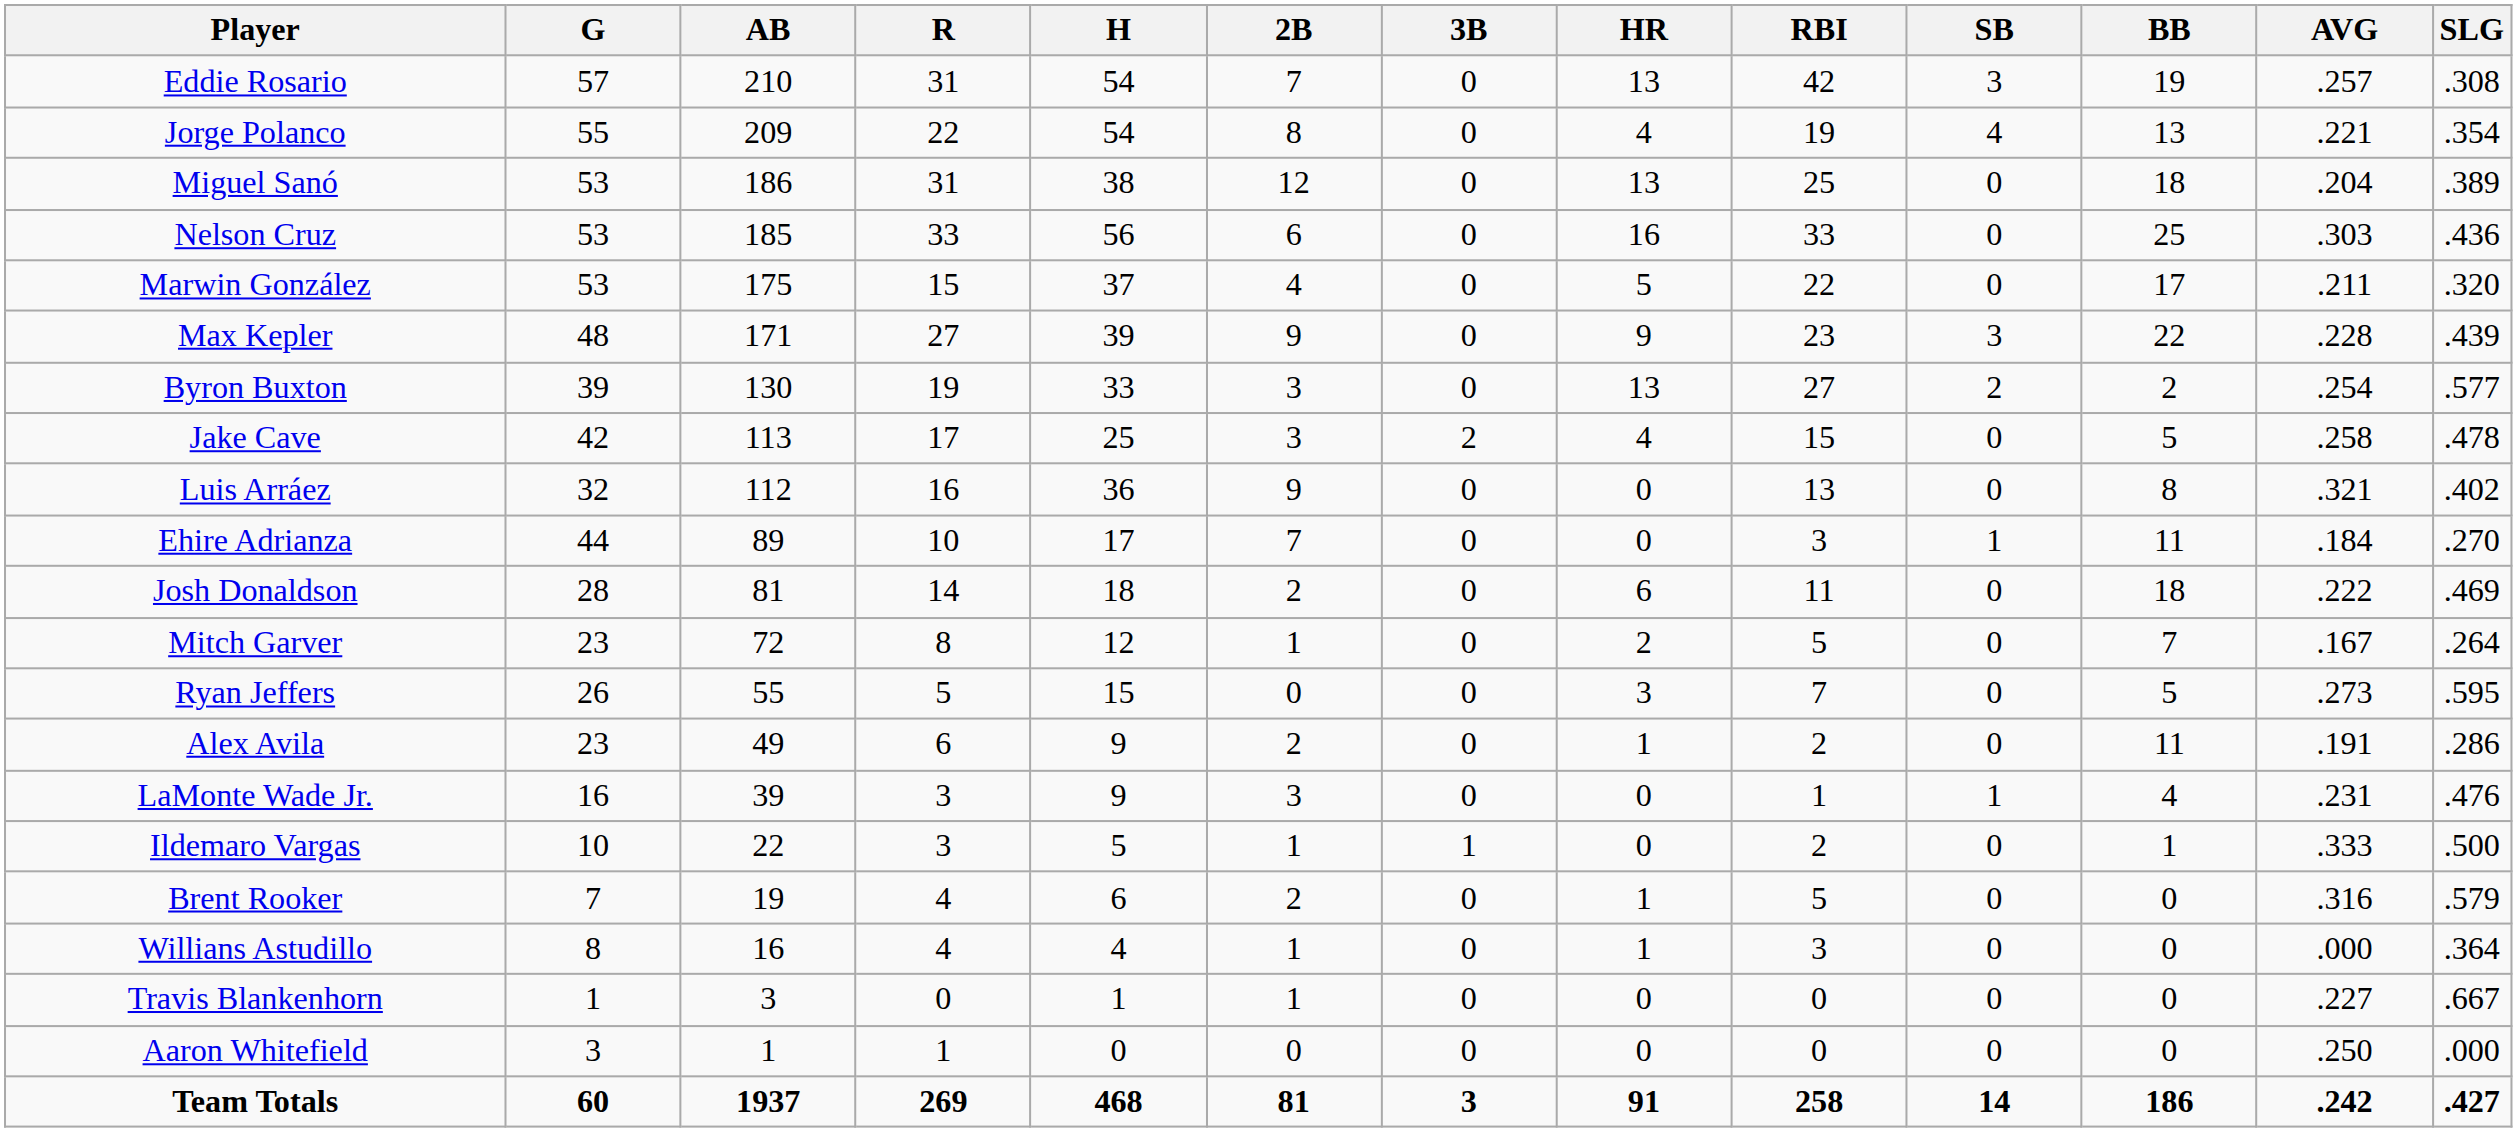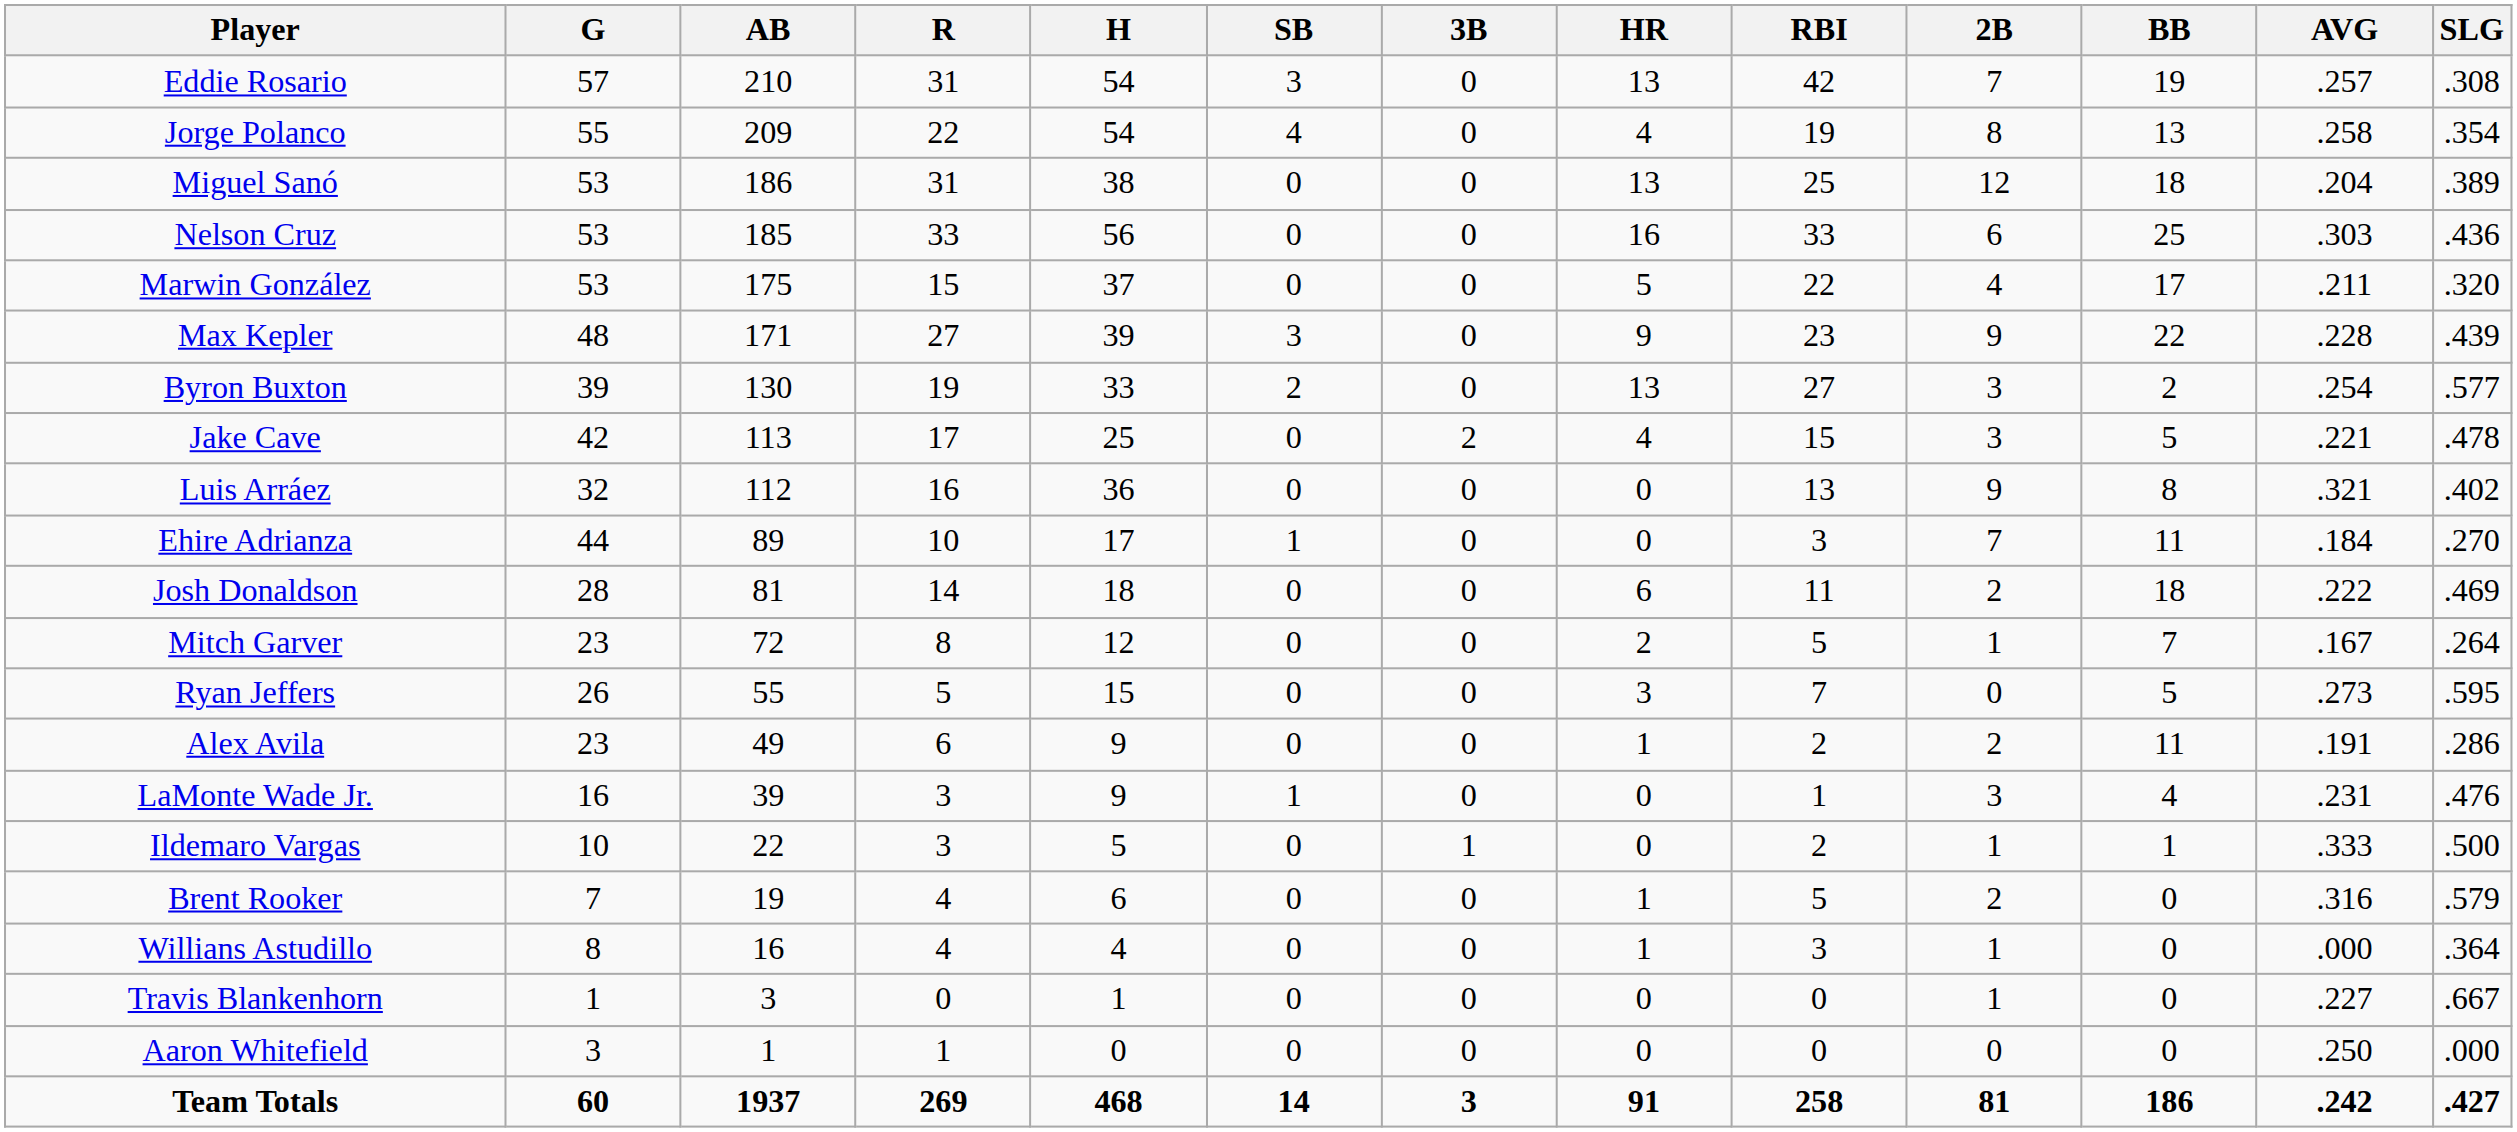columns swapped: (1294, 30) <-> (1994, 30)
(2345, 132) .221 -> (2345, 132) .258
(2345, 438) .258 -> (2345, 438) .221
